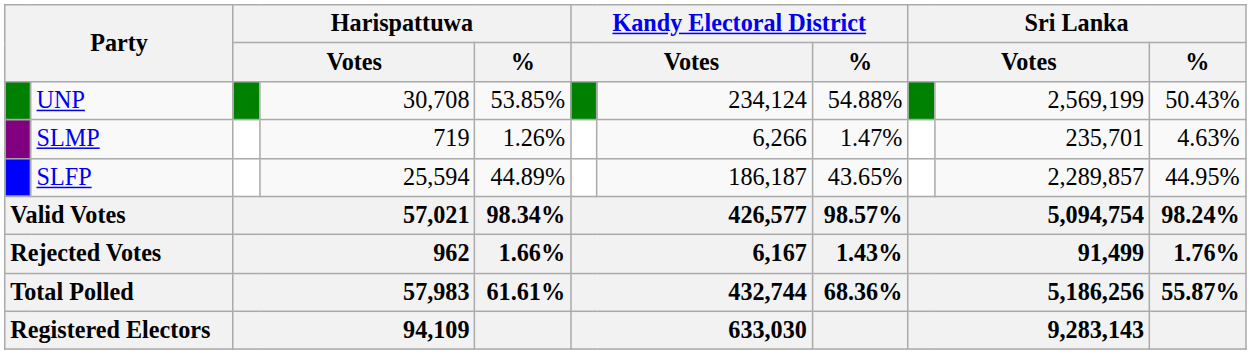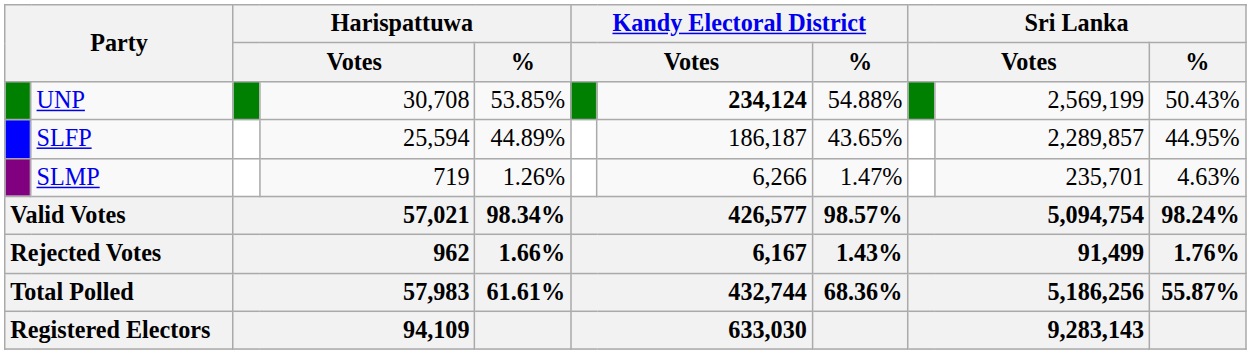(768, 100) normal -> (768, 100) bold
rows swapped: (64, 176) <-> (68, 138)
